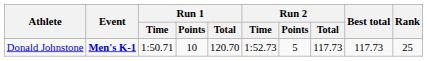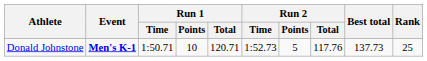(225, 47) 120.70 -> (225, 47) 120.71
(328, 47) 117.73 -> (328, 47) 117.76
(369, 47) 117.73 -> (369, 47) 137.73
